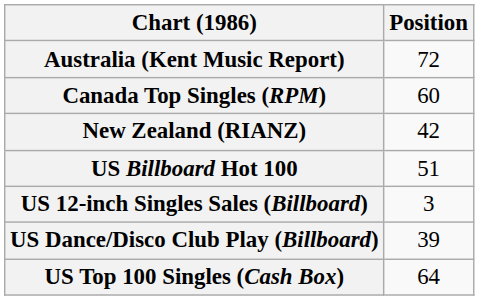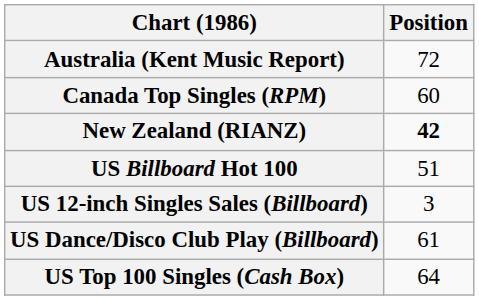(429, 131) normal -> (429, 131) bold
(429, 240) 39 -> (429, 240) 61
